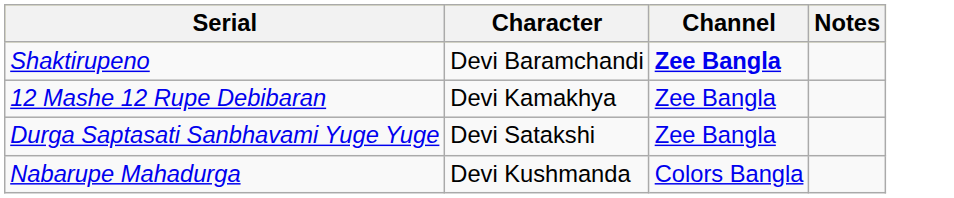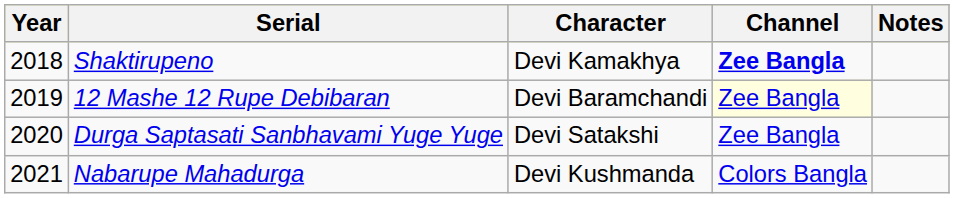+ column: (37, 23)
(547, 60) Devi Baramchandi -> (597, 60) Devi Kamakhya
(533, 98) Devi Kamakhya -> (611, 98) Devi Baramchandi
(715, 98) no background -> (779, 98) lightyellow background
